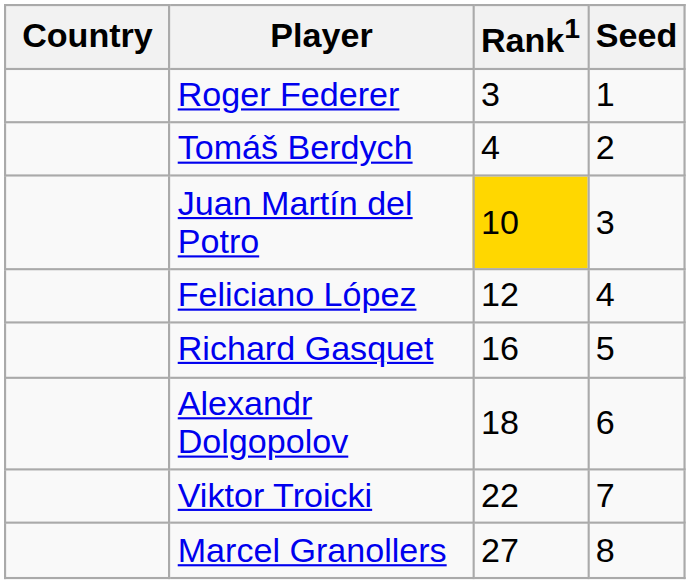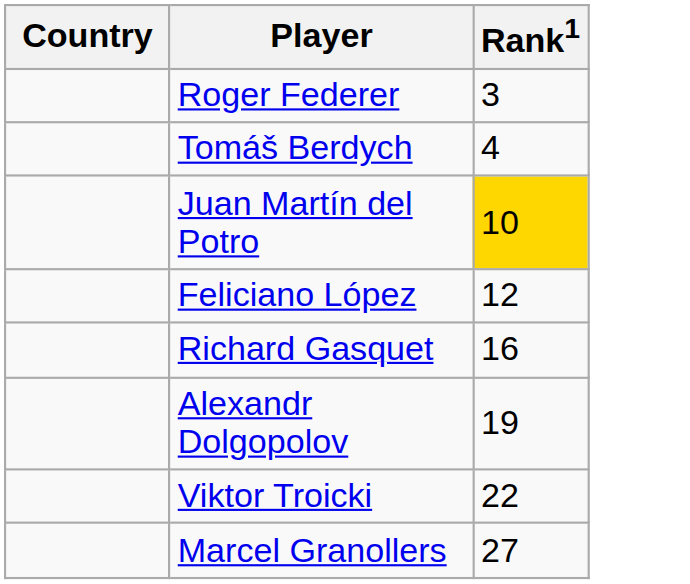- column: (637, 36)
(500, 422) 18 -> (500, 422) 19
